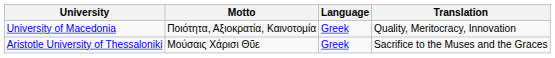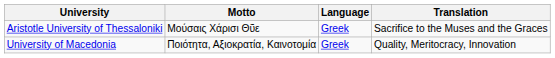rows swapped: (85, 45) <-> (61, 28)
